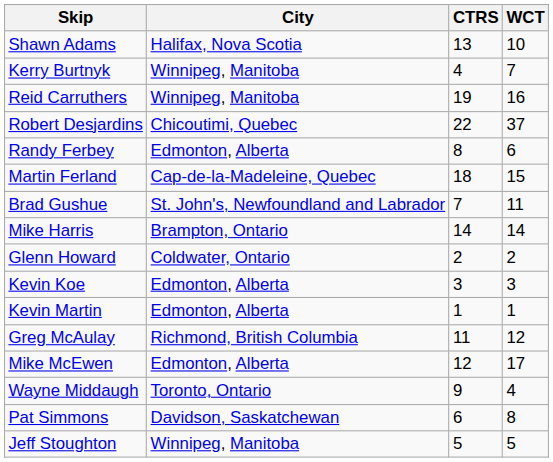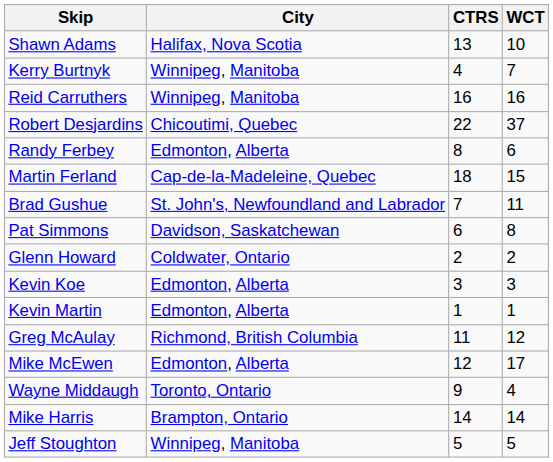(462, 97) 19 -> (462, 97) 16
rows swapped: (51, 230) <-> (58, 417)
